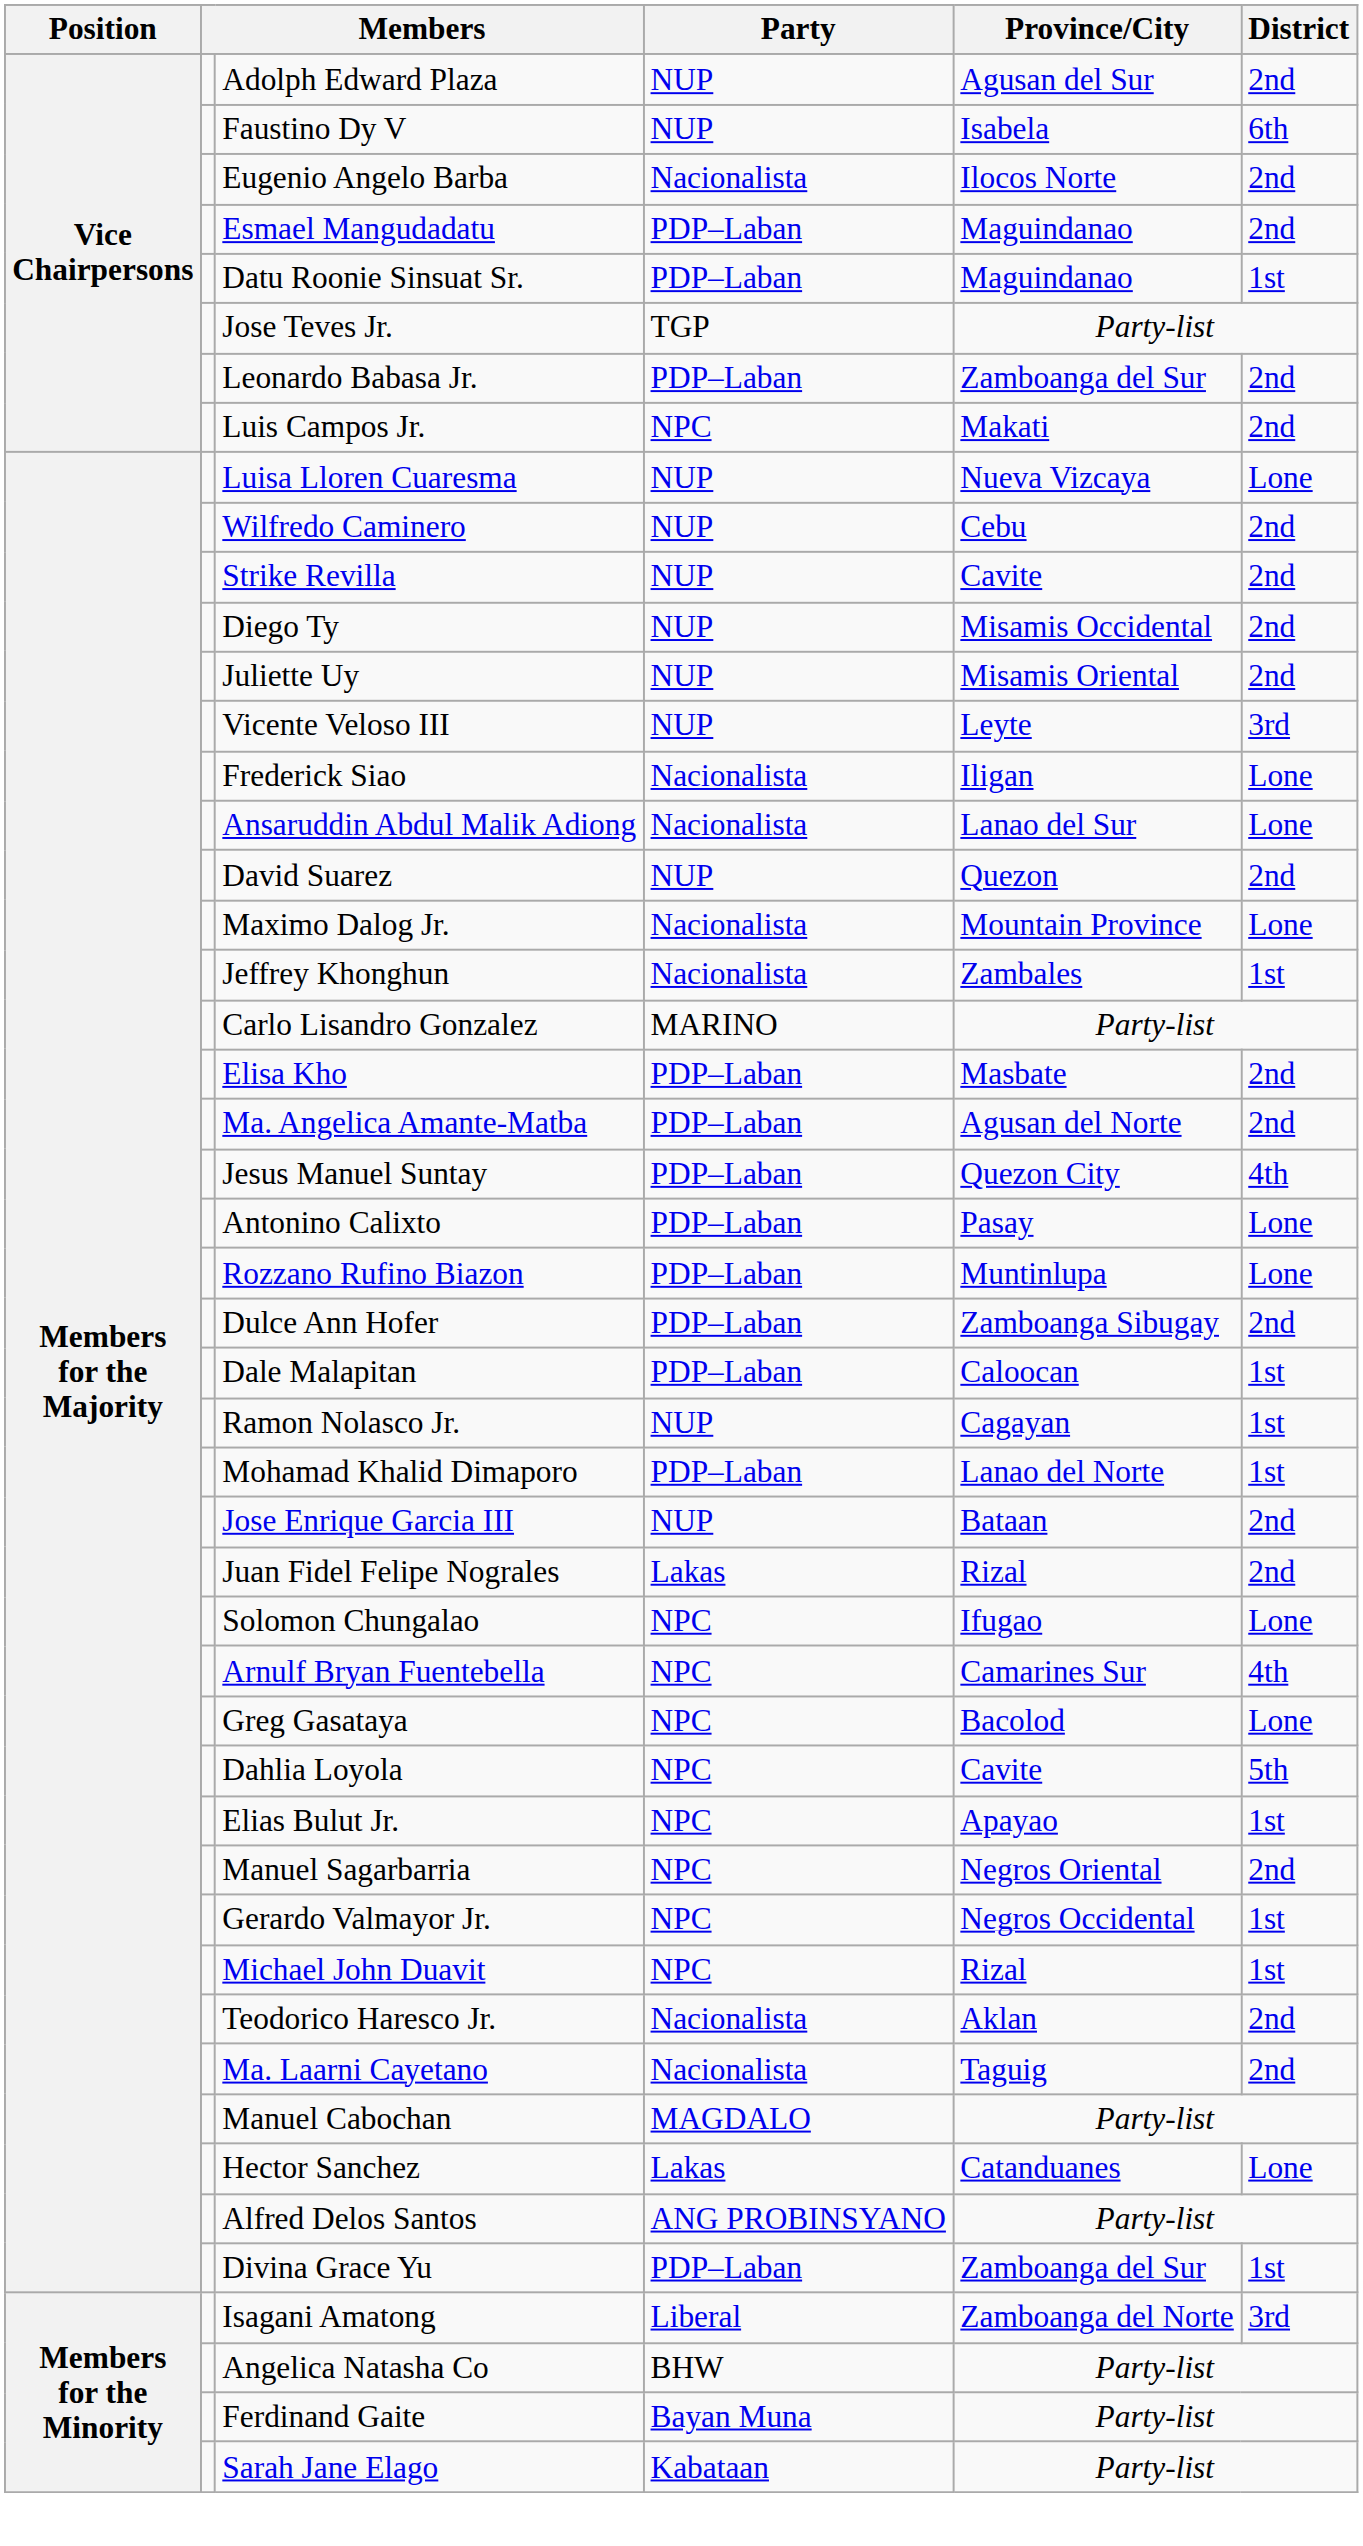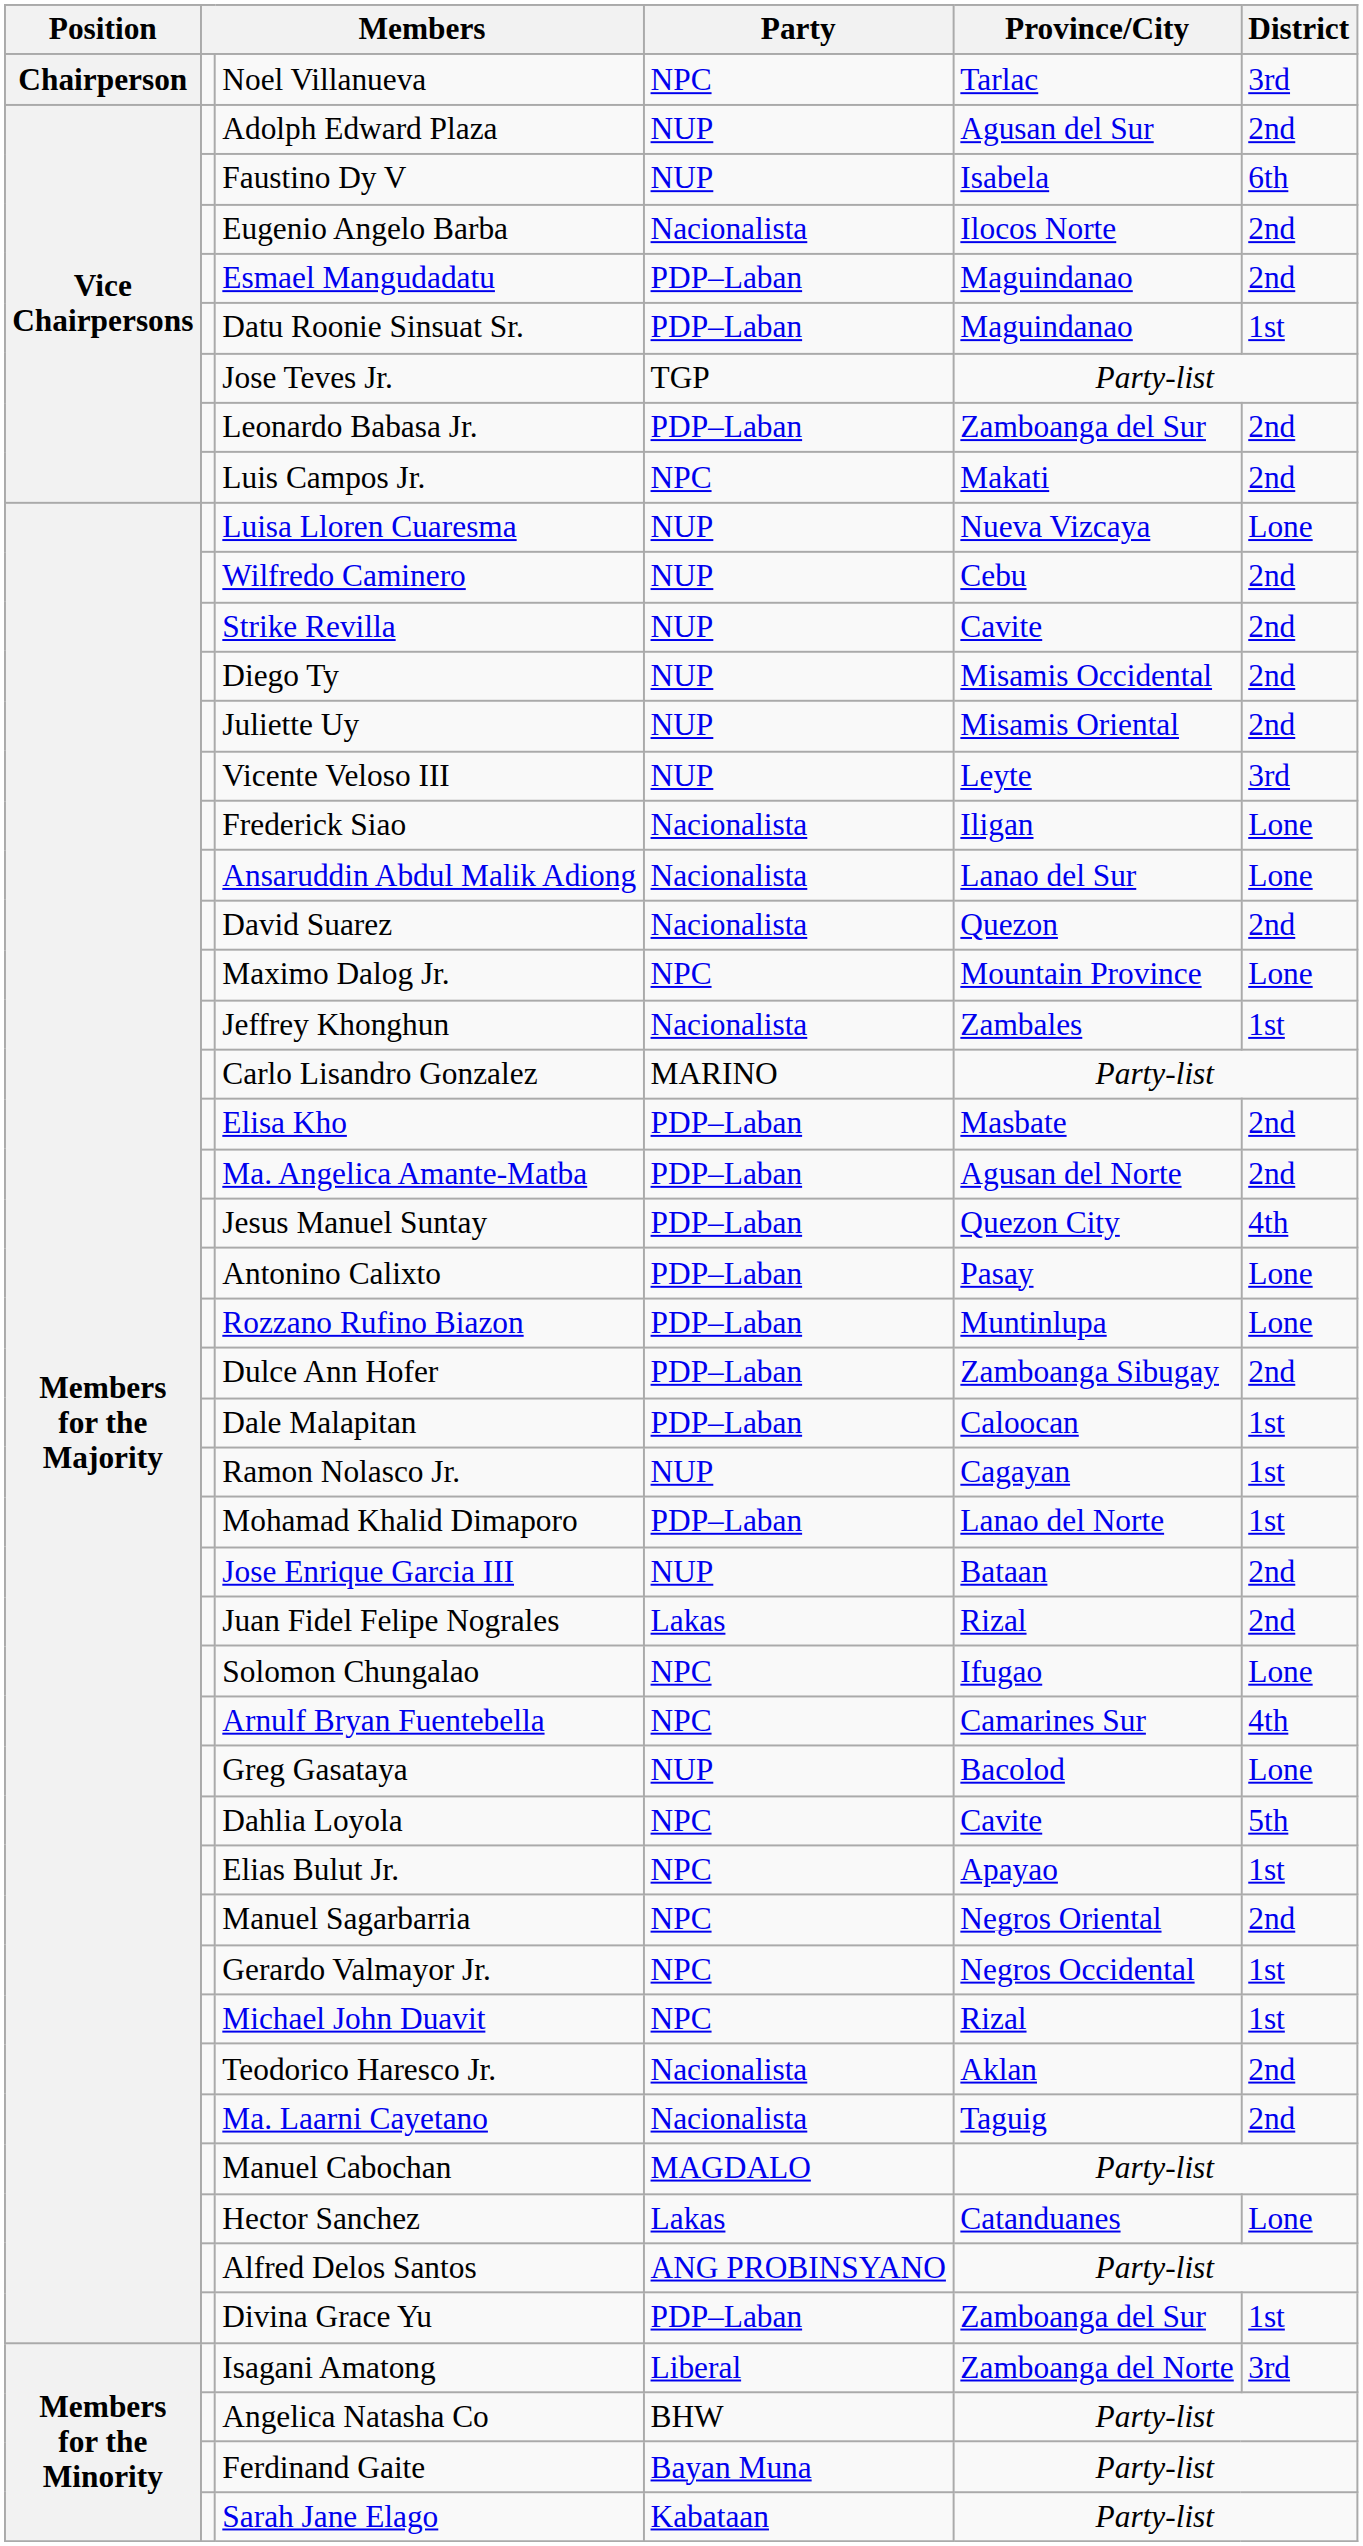+ row: (324, 79)
(682, 874) NUP -> (729, 924) Nacionalista
(729, 924) Nacionalista -> (681, 974) NPC
(681, 1720) NPC -> (682, 1770) NUP
